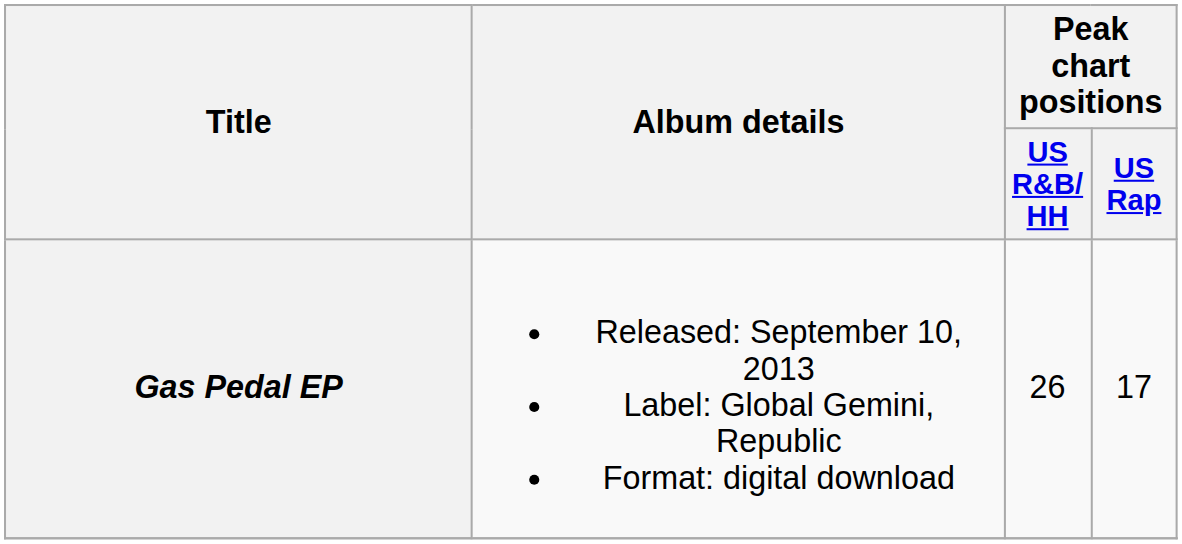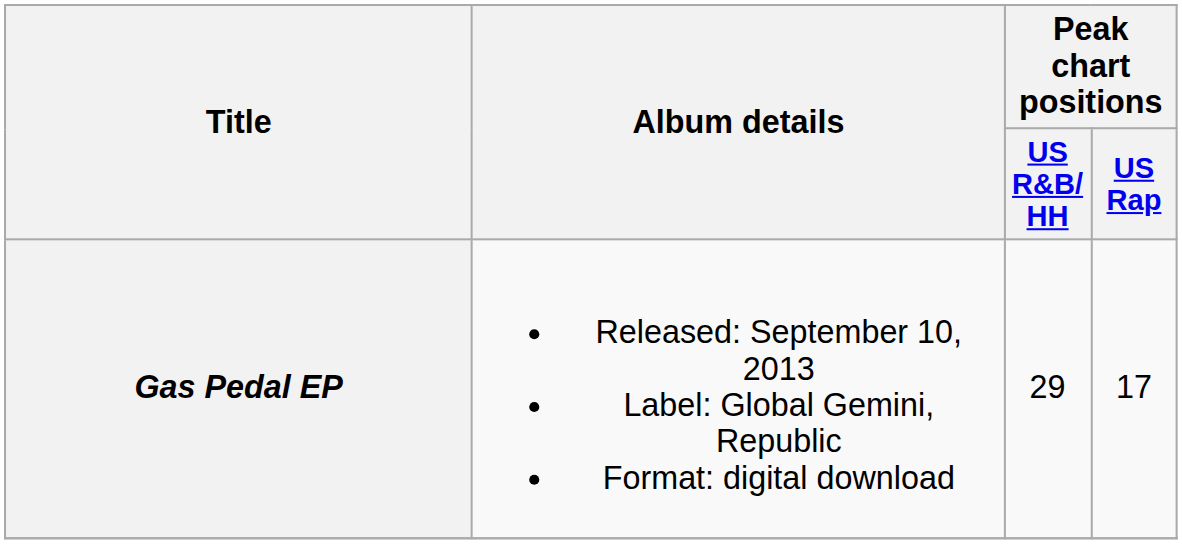(1048, 387) 26 -> (1048, 387) 29
